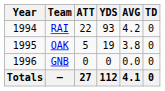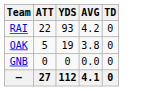- column: (25, 13)
